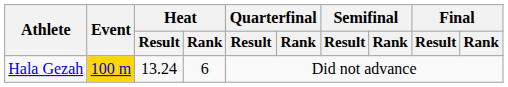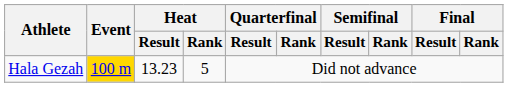(159, 69) 13.24 -> (159, 69) 13.23
(205, 69) 6 -> (205, 69) 5
